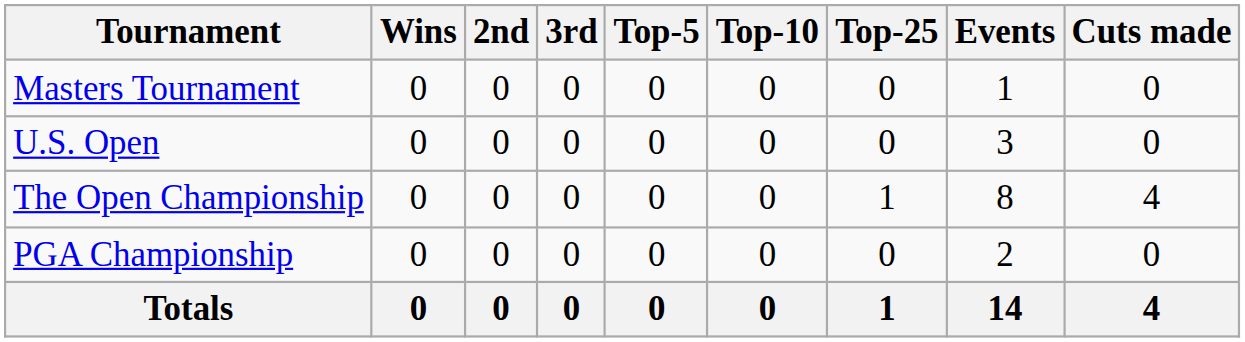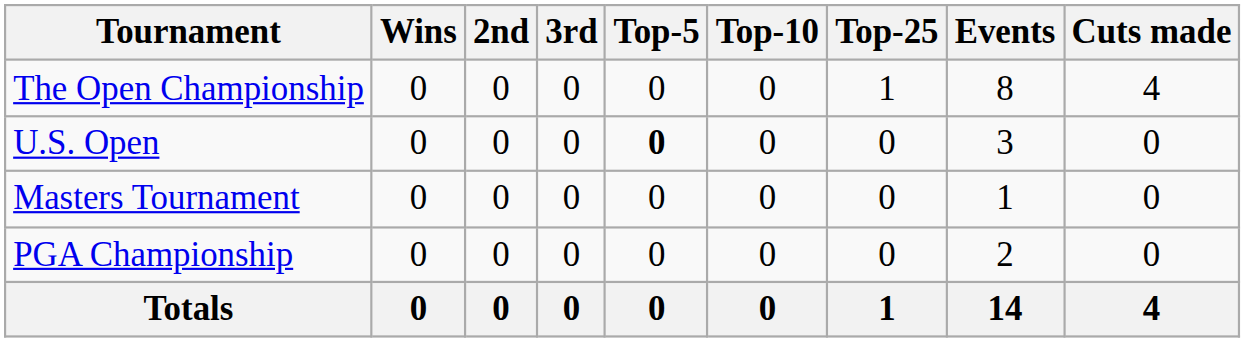rows swapped: (156, 87) <-> (188, 198)
(657, 142) normal -> (657, 142) bold
